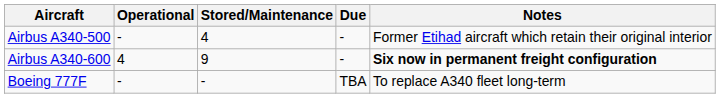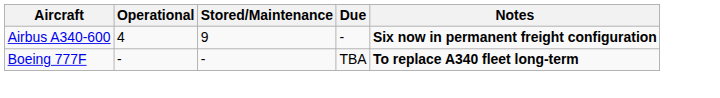- row: (59, 37)
(469, 81) normal -> (476, 59) bold
